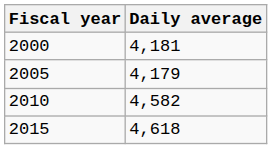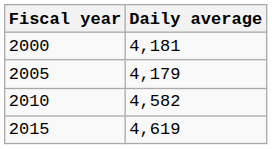(155, 130) 4,618 -> (155, 130) 4,619
